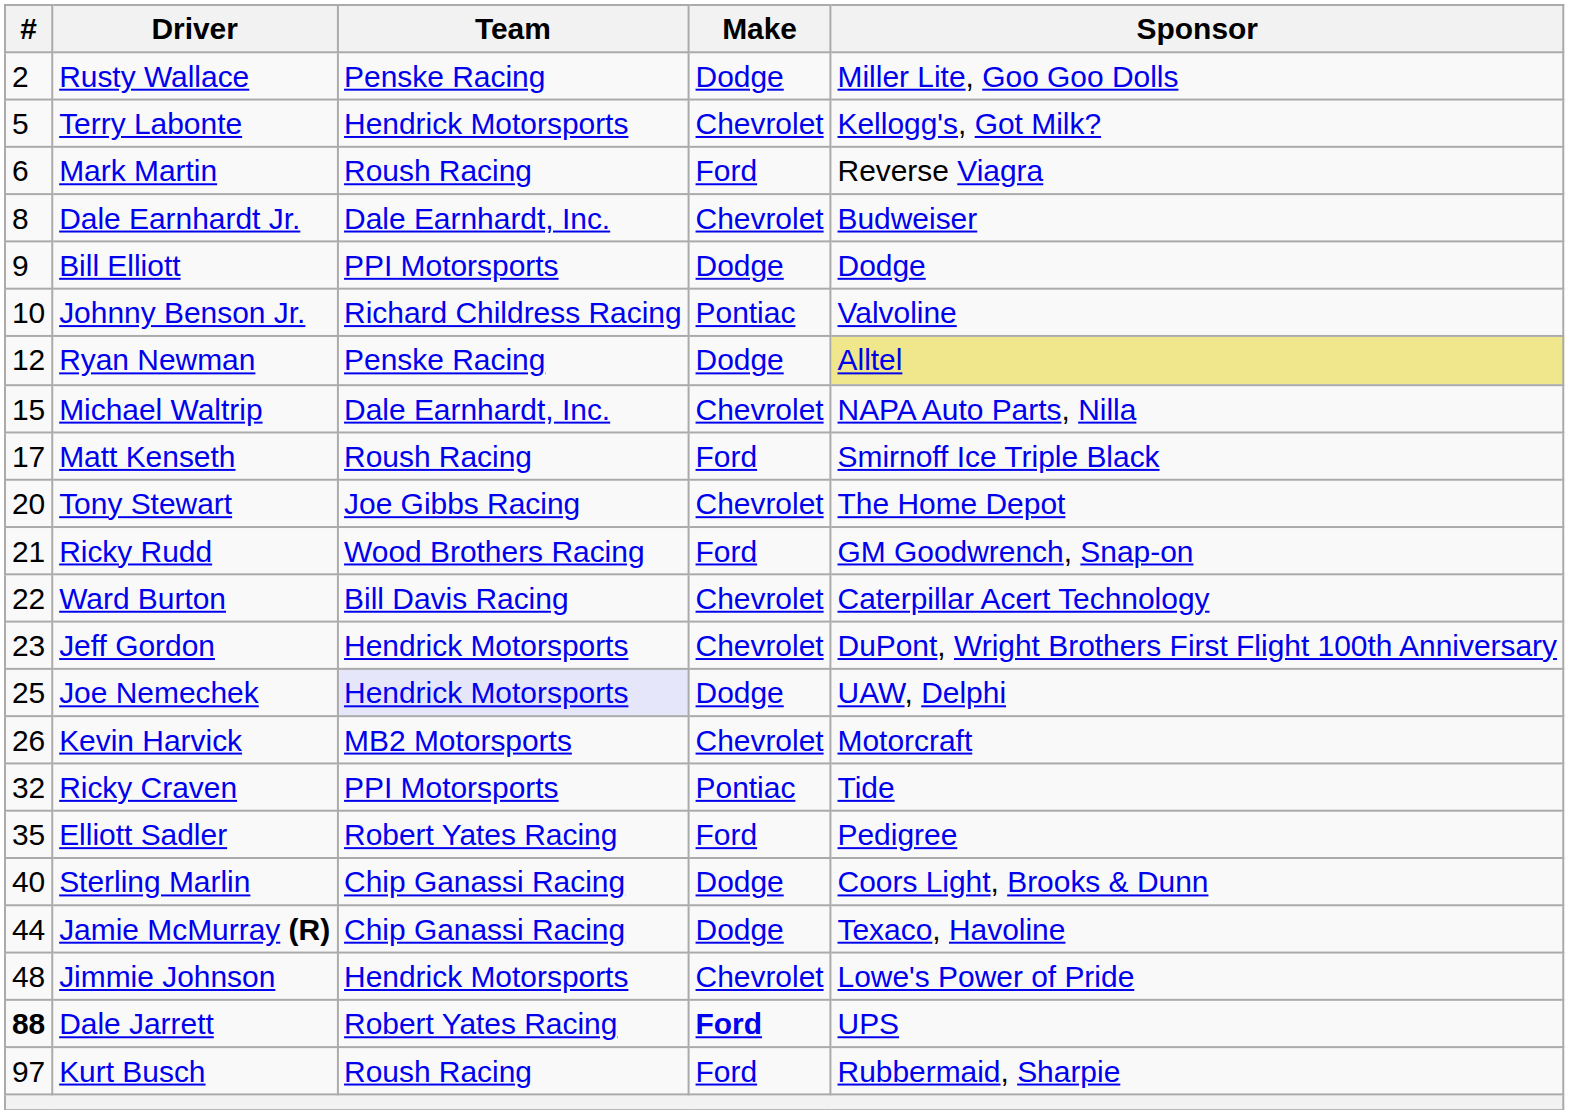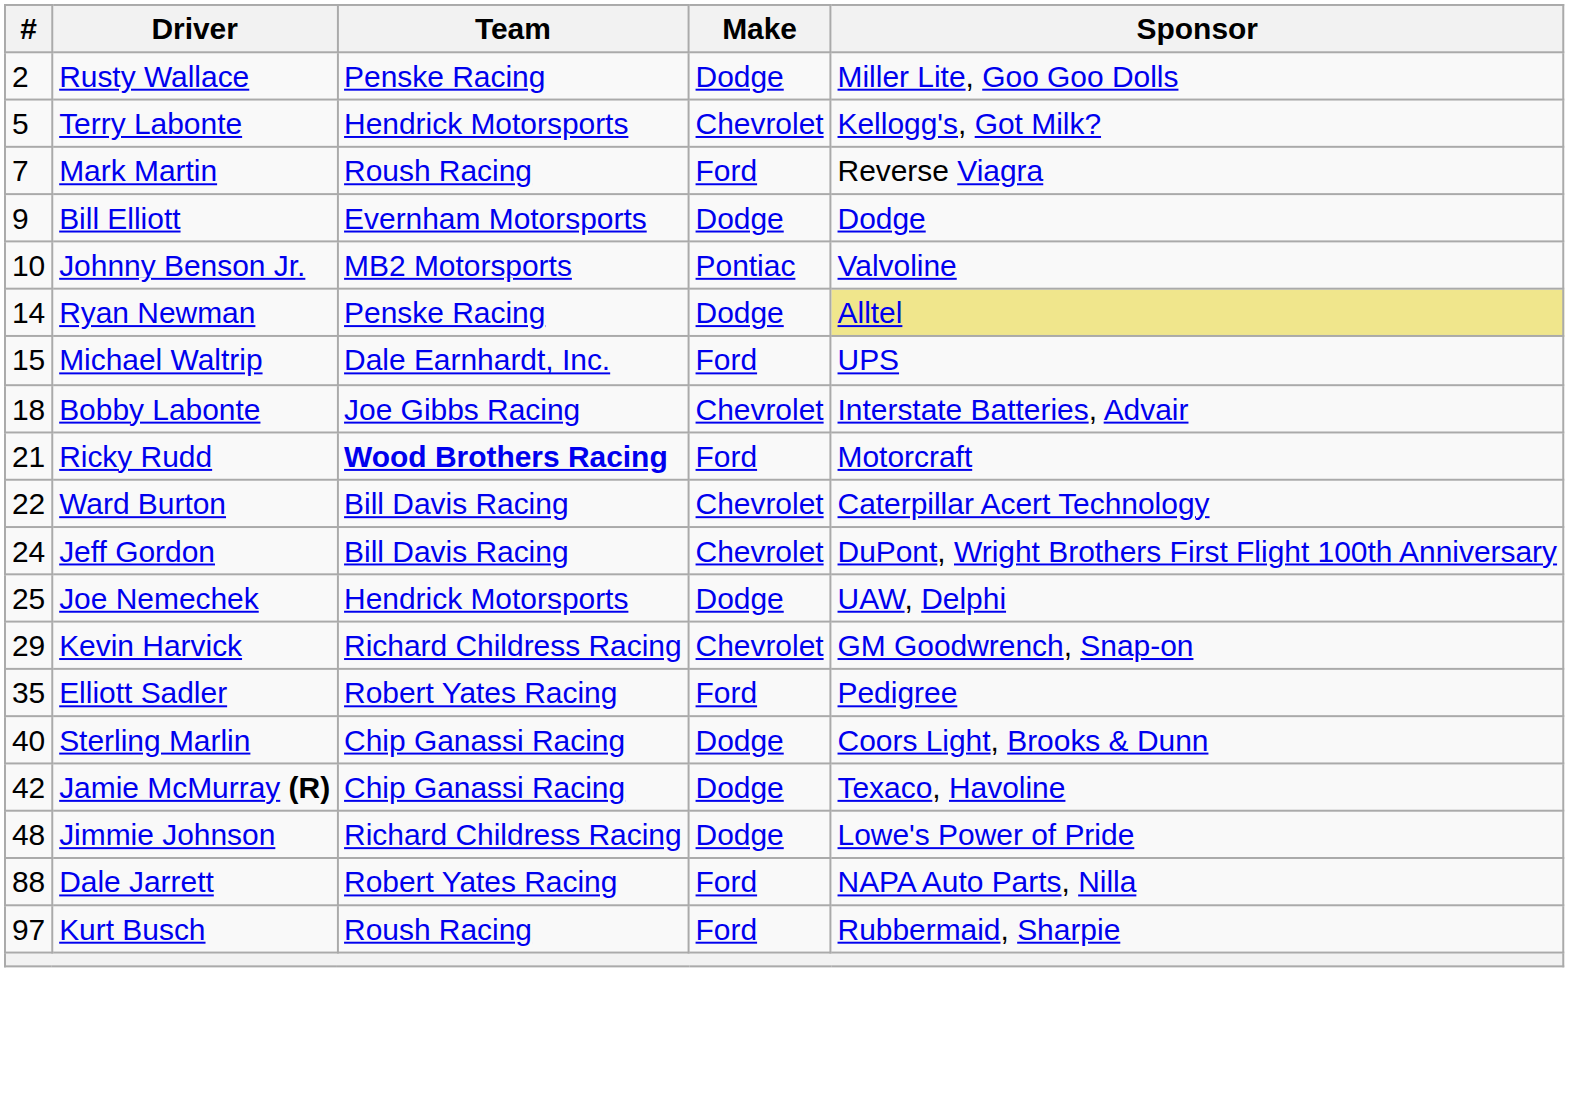(20, 171) 6 -> (20, 171) 7
- row: (180, 218)
(451, 266) PPI Motorsports -> (495, 218) Evernham Motorsports
(513, 313) Richard Childress Racing -> (458, 266) MB2 Motorsports
(29, 361) 12 -> (29, 313) 14
(760, 408) Chevrolet -> (726, 361) Ford
(987, 408) NAPA Auto Parts, Nilla -> (868, 361) UPS
- row: (147, 456)
+ row: (160, 408)
- row: (146, 503)
(494, 550) normal -> (506, 456) bold
(1015, 550) GM Goodwrench, Snap-on -> (905, 456) Motorcraft
(29, 645) 23 -> (29, 550) 24
(486, 645) Hendrick Motorsports -> (456, 550) Bill Davis Racing
(486, 693) lavender background -> (486, 598) no background
(29, 740) 26 -> (29, 645) 29
(458, 740) MB2 Motorsports -> (513, 645) Richard Childress Racing
(905, 740) Motorcraft -> (1015, 645) GM Goodwrench, Snap-on
- row: (148, 787)
(29, 930) 44 -> (29, 787) 42
(486, 977) Hendrick Motorsports -> (513, 835) Richard Childress Racing
(760, 977) Chevrolet -> (740, 835) Dodge
(29, 1024) bold -> (29, 882) normal
(729, 1024) bold -> (726, 882) normal
(868, 1024) UPS -> (987, 882) NAPA Auto Parts, Nilla
